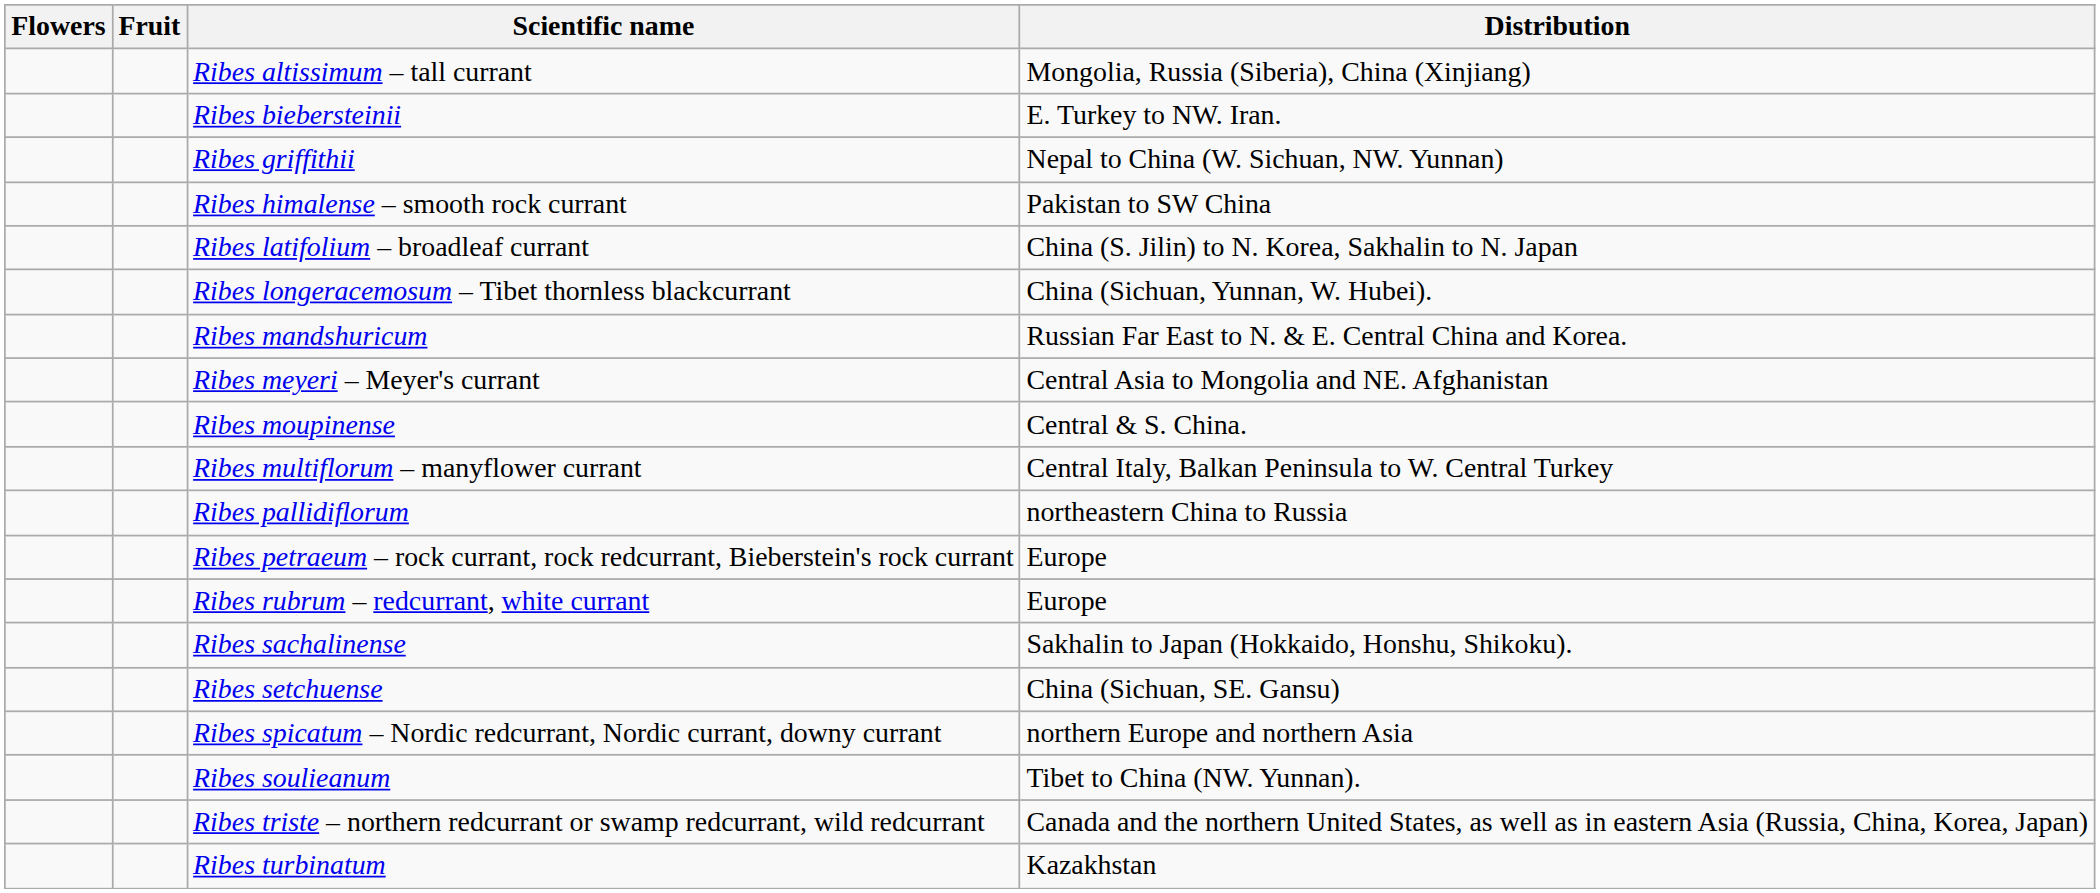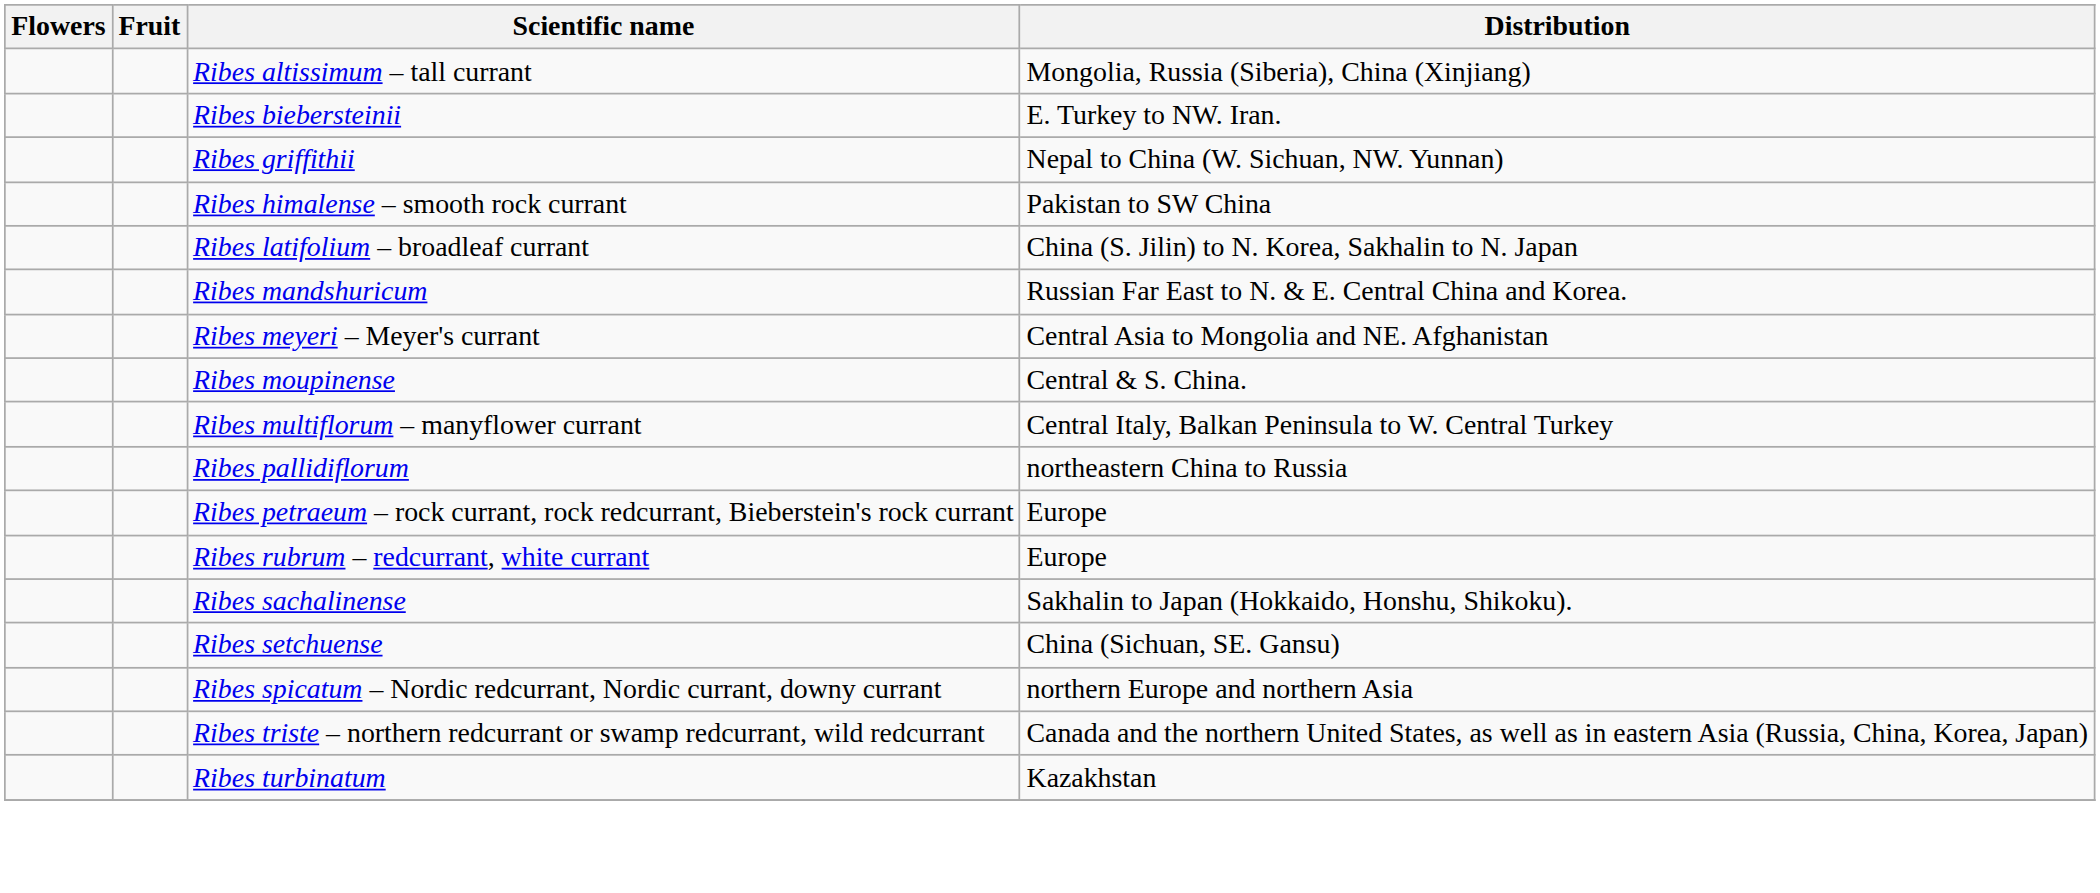- row: (492, 291)
- row: (292, 777)
